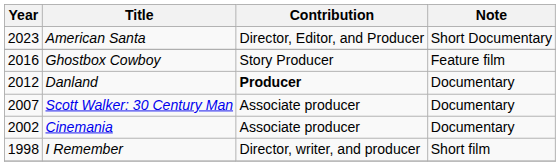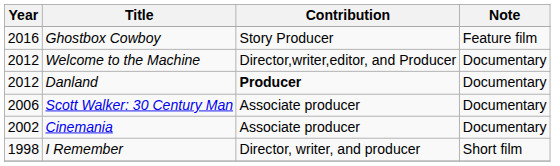- row: (96, 37)
+ row: (123, 60)
(23, 104) 2007 -> (23, 104) 2006
